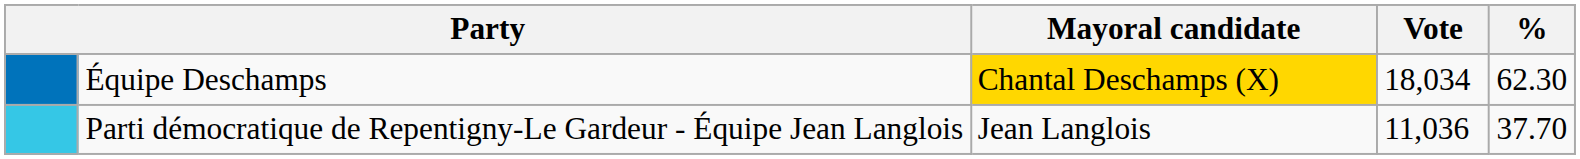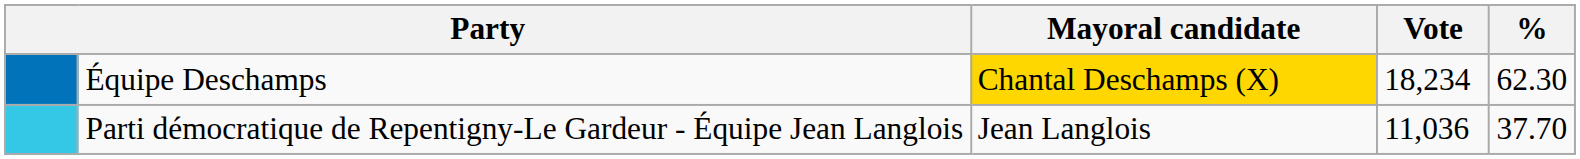(1427, 79) 18,034 -> (1427, 79) 18,234
